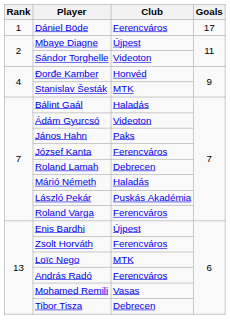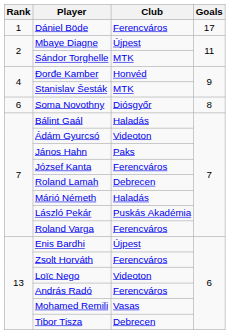(132, 58) Videoton -> (123, 58) MTK
+ row: (70, 105)
(123, 259) MTK -> (132, 275) Videoton
